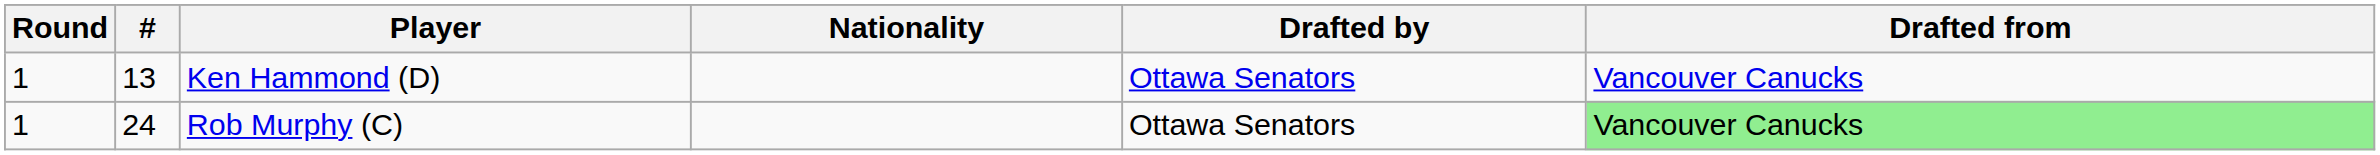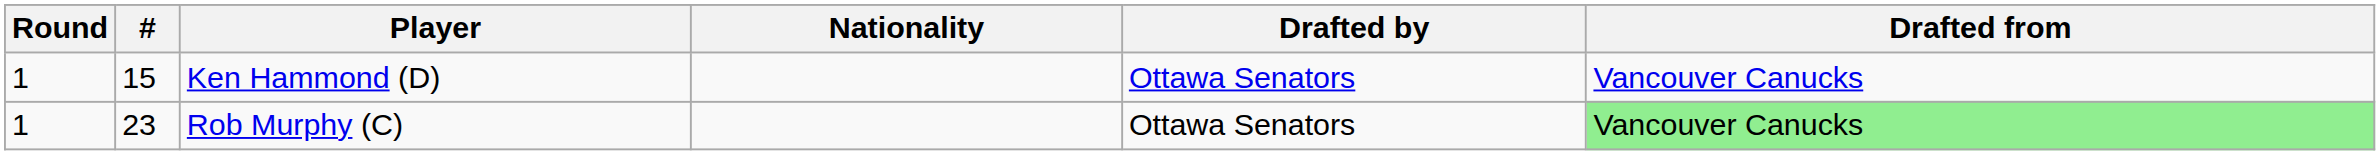(139, 76) 13 -> (139, 76) 15
(139, 125) 24 -> (139, 125) 23
